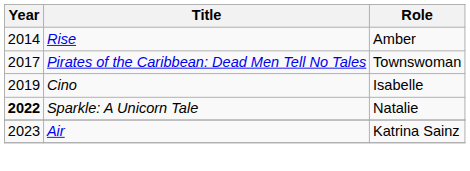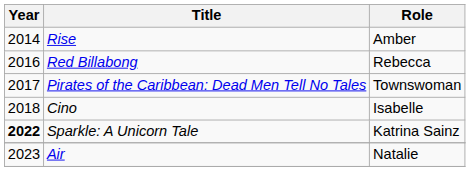+ row: (92, 62)
(24, 85) 2019 -> (24, 108) 2018
(396, 108) Natalie -> (416, 131) Katrina Sainz
(416, 131) Katrina Sainz -> (396, 154) Natalie
